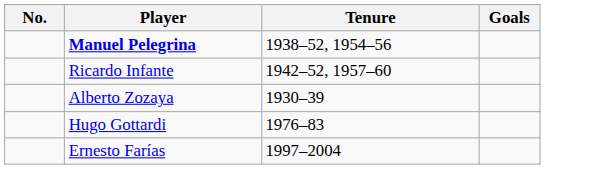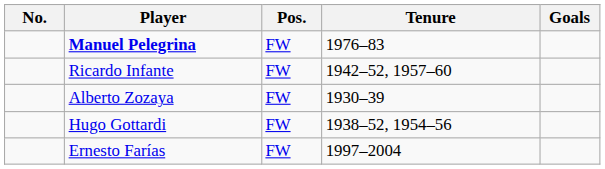+ column: (292, 17)
(328, 44) 1938–52, 1954–56 -> (355, 44) 1976–83
(295, 124) 1976–83 -> (389, 124) 1938–52, 1954–56
